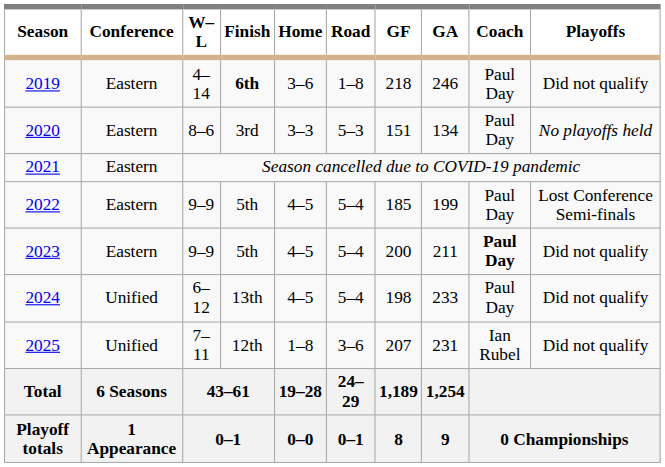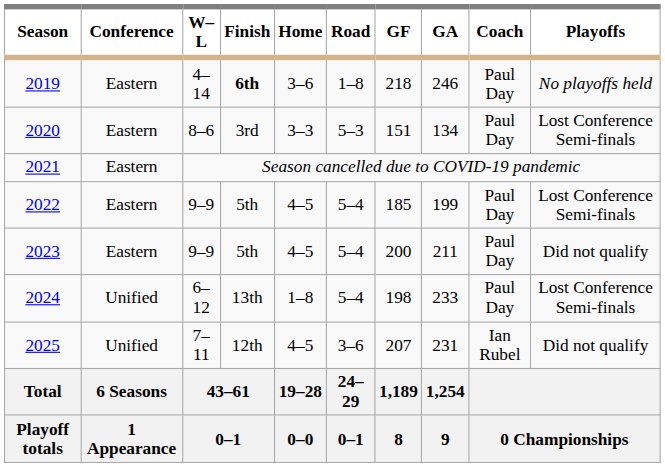(596, 83) Did not qualify -> (596, 83) No playoffs held
(596, 130) No playoffs held -> (596, 130) Lost Conference Semi-finals
(500, 251) bold -> (500, 251) normal
(300, 298) 4–5 -> (300, 298) 1–8
(596, 298) Did not qualify -> (596, 298) Lost Conference Semi-finals
(300, 345) 1–8 -> (300, 345) 4–5
